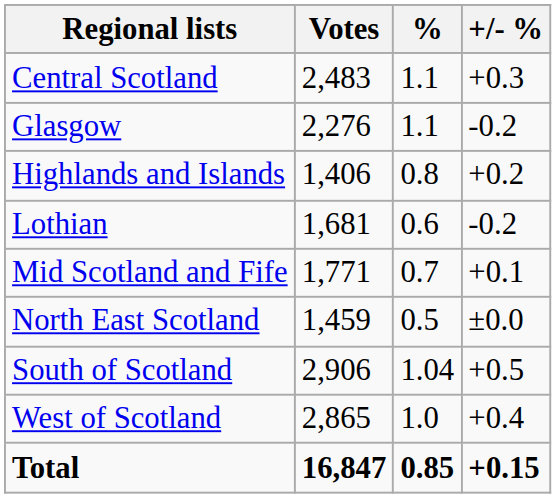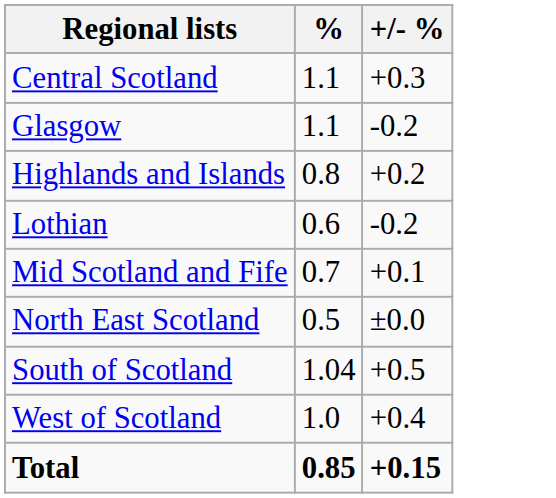- column: (344, 28)
